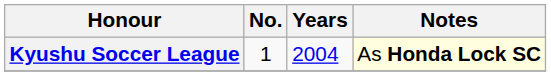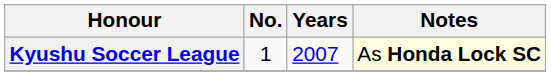(315, 53) 2004 -> (315, 53) 2007
